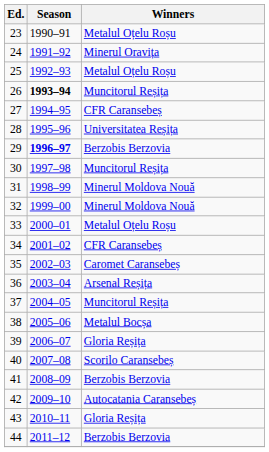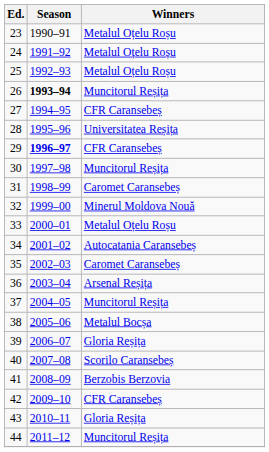(122, 52) Minerul Oravița -> (130, 52) Metalul Oțelu Roșu
(127, 149) Berzobis Berzovia -> (123, 149) CFR Caransebeș
(139, 187) Minerul Moldova Nouă -> (132, 187) Caromet Caransebeș
(123, 245) CFR Caransebeș -> (140, 245) Autocatania Caransebeș
(140, 399) Autocatania Caransebeș -> (123, 399) CFR Caransebeș
(127, 437) Berzobis Berzovia -> (126, 437) Muncitorul Reșița
